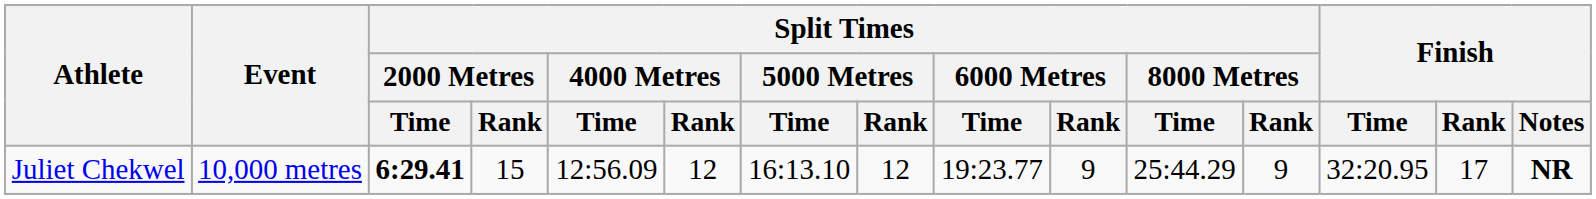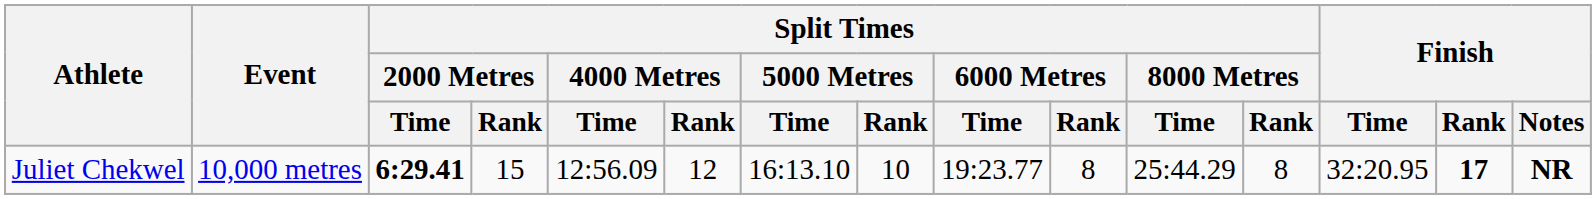(896, 169) 12 -> (896, 169) 10
(1088, 169) 9 -> (1088, 169) 8
(1281, 169) 9 -> (1281, 169) 8
(1474, 169) normal -> (1474, 169) bold
